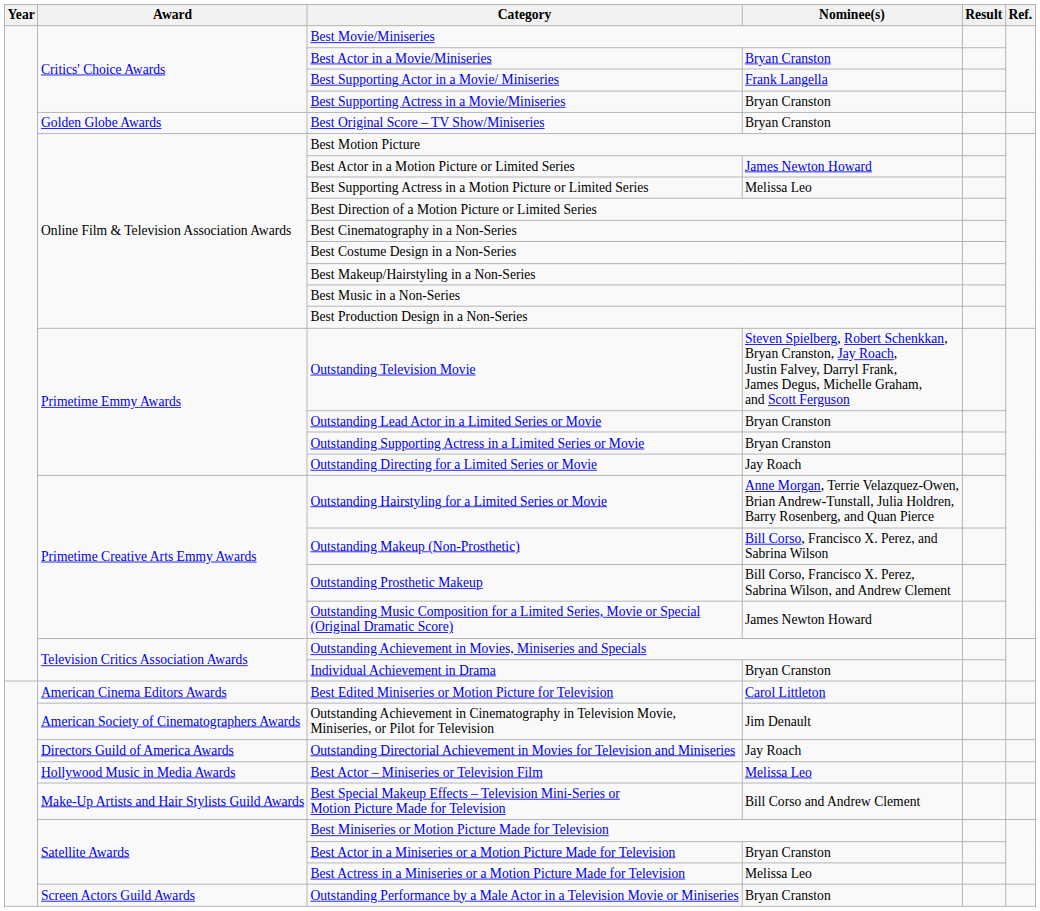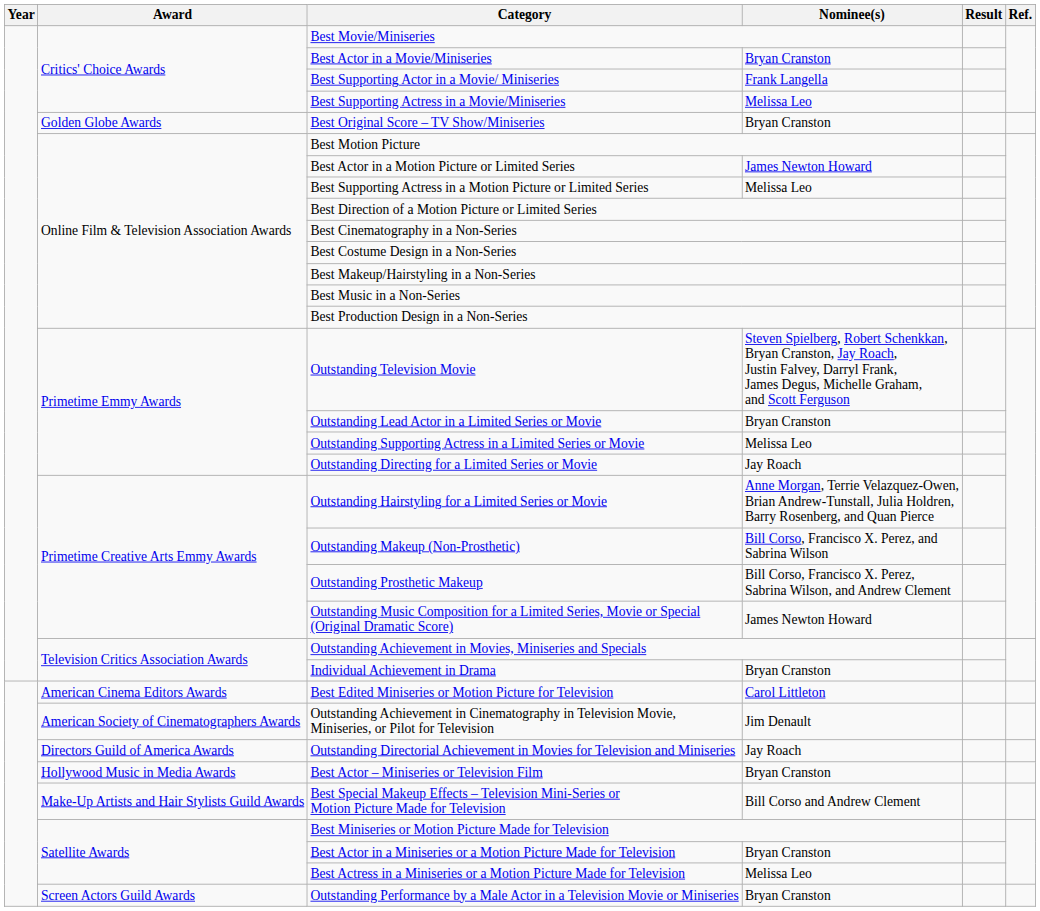(788, 101) Bryan Cranston -> (778, 101) Melissa Leo
(788, 443) Bryan Cranston -> (778, 443) Melissa Leo
(778, 772) Melissa Leo -> (788, 772) Bryan Cranston
